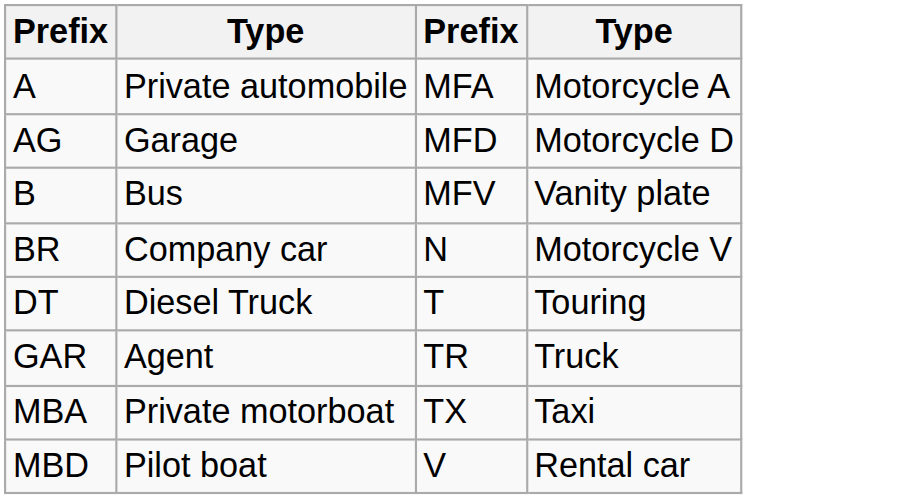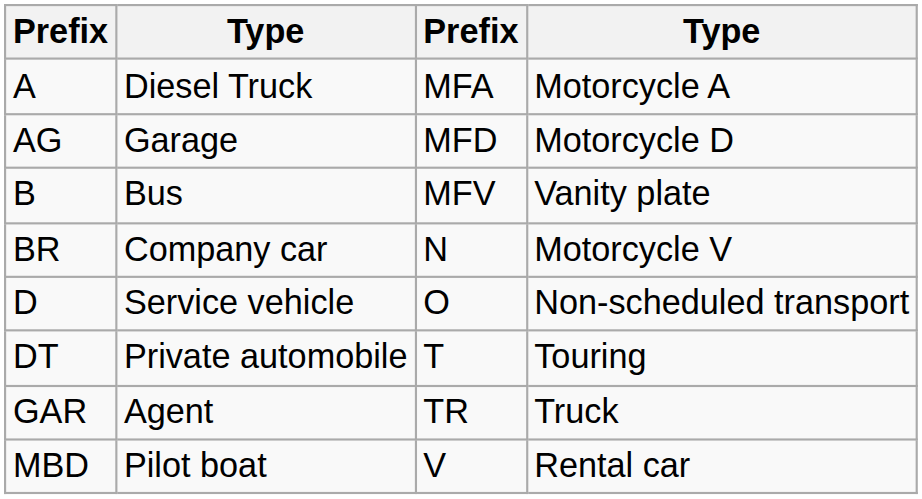(266, 85) Private automobile -> (218, 85) Diesel Truck
+ row: (25, 303)
(218, 303) Diesel Truck -> (266, 357) Private automobile
- row: (50, 411)
